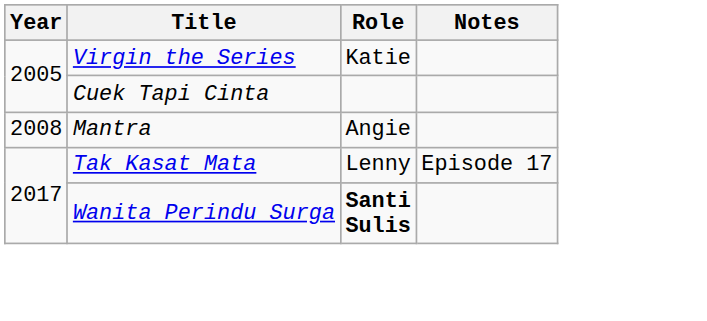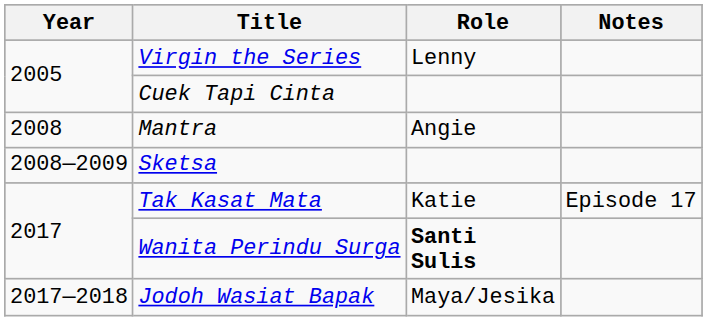(378, 58) Katie -> (444, 58) Lenny
+ row: (178, 165)
(378, 165) Lenny -> (444, 201) Katie
+ row: (256, 297)
